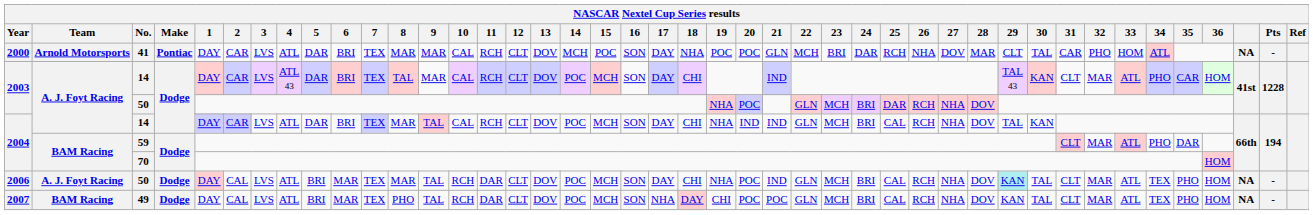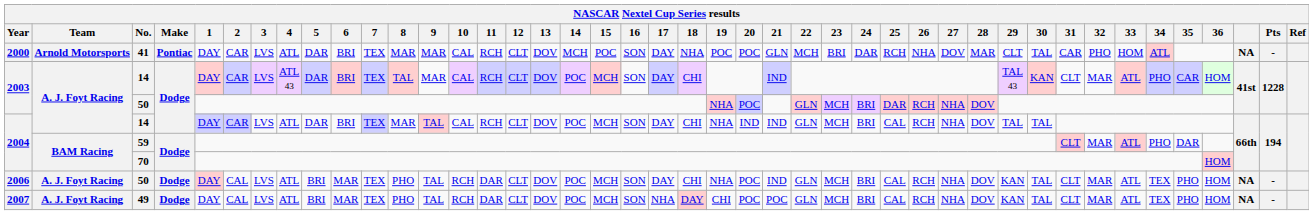(1042, 123) KAN -> (1042, 123) TAL
(403, 180) MAR -> (403, 180) PHO
(1013, 180) paleturquoise background -> (1013, 180) no background
(82, 199) BAM Racing -> (82, 199) A. J. Foyt Racing
